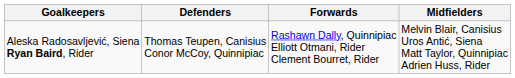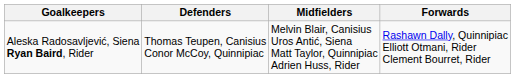columns swapped: (455, 12) <-> (334, 12)
